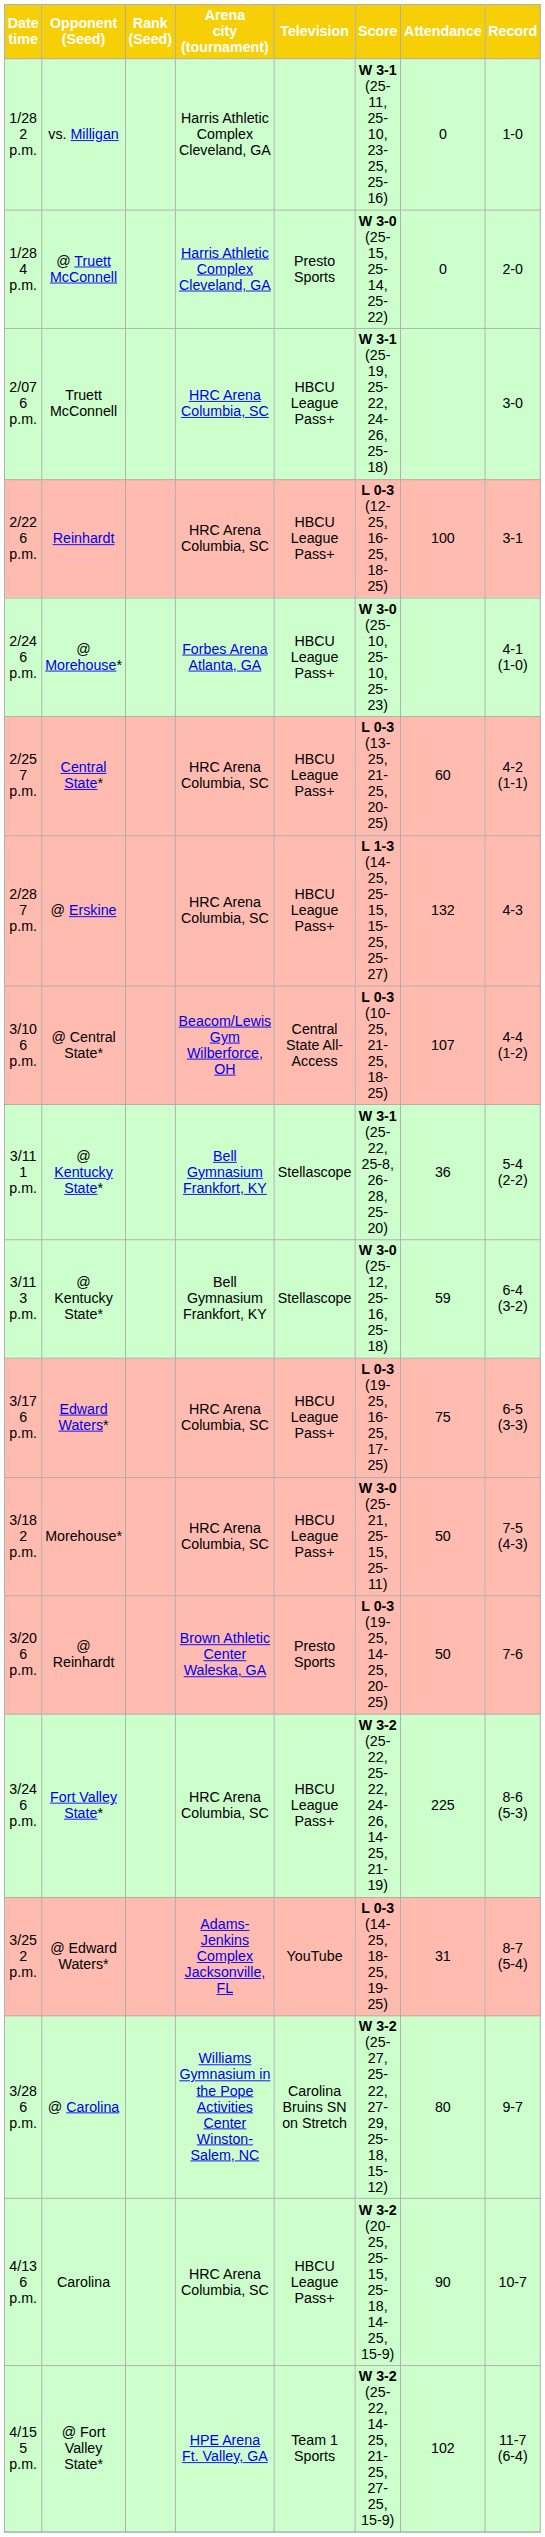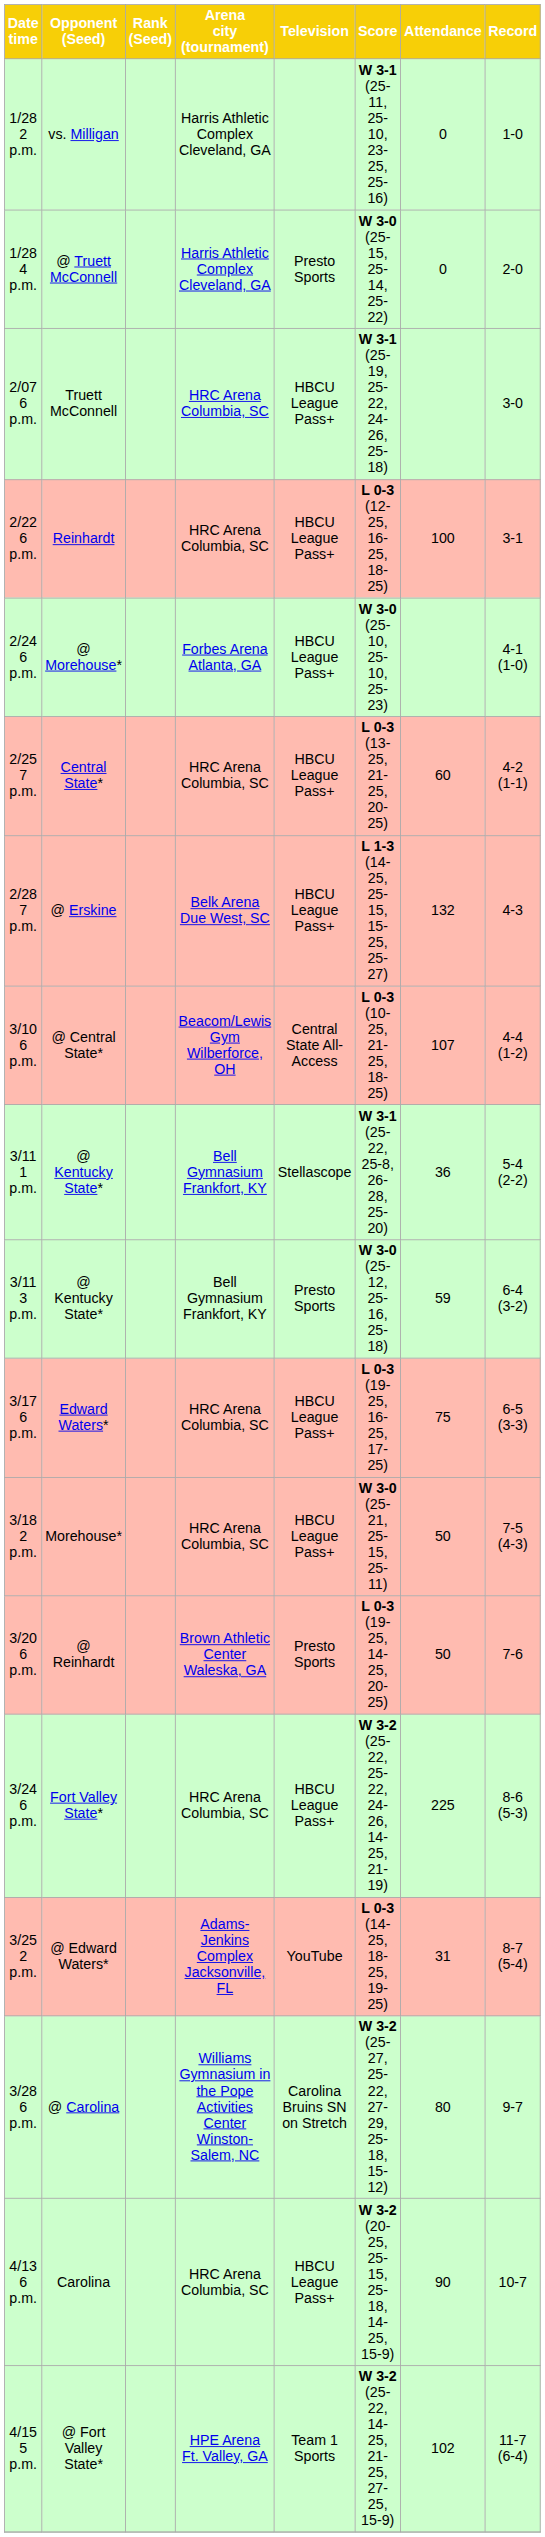(225, 910) HRC Arena Columbia, SC -> (225, 910) Belk Arena Due West, SC
(315, 1298) Stellascope -> (315, 1298) Presto Sports
